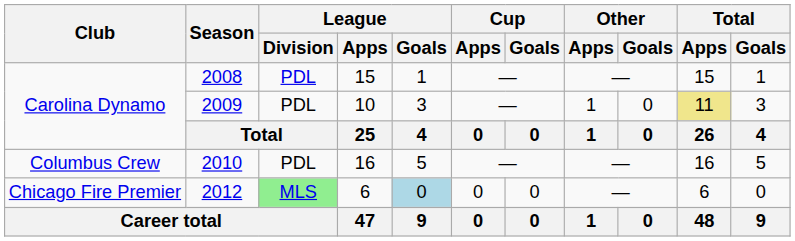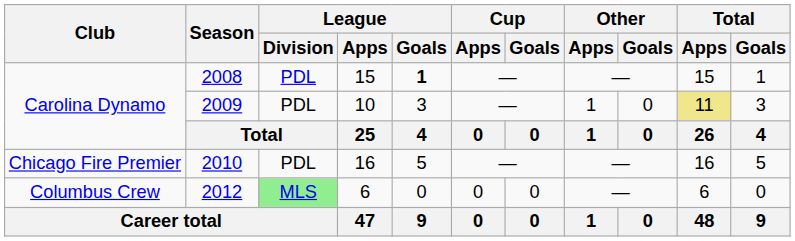(422, 76) normal -> (422, 76) bold
(95, 163) Columbus Crew -> (95, 163) Chicago Fire Premier
(95, 192) Chicago Fire Premier -> (95, 192) Columbus Crew
(422, 192) lightblue background -> (422, 192) no background
